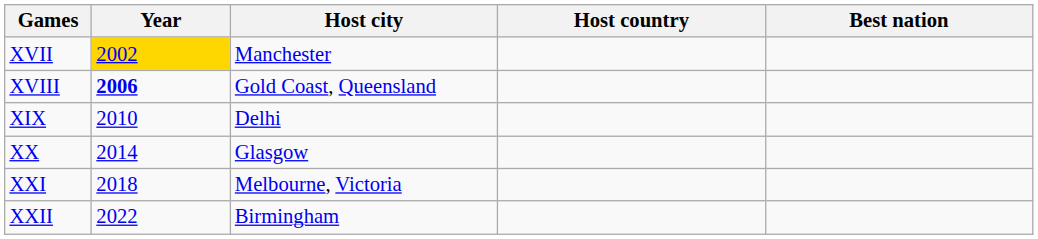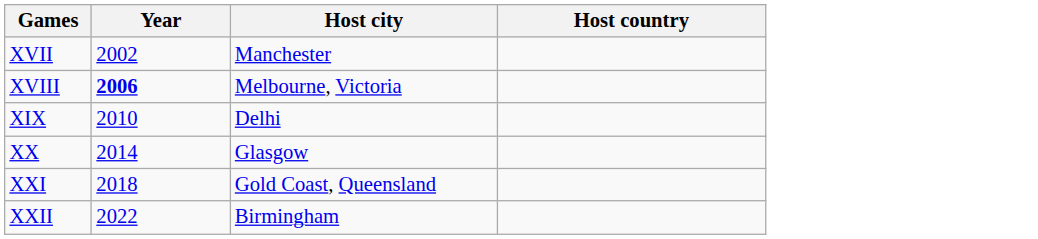- column: (899, 20)
(117, 53) gold background -> (117, 53) no background
(335, 86) Gold Coast, Queensland -> (318, 86) Melbourne, Victoria
(318, 184) Melbourne, Victoria -> (335, 184) Gold Coast, Queensland
